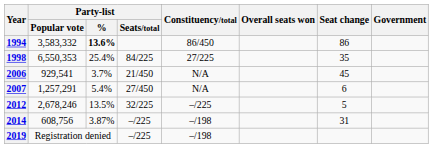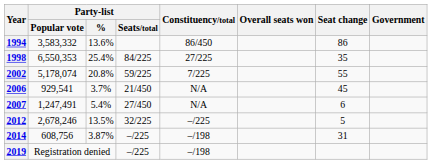(102, 43) bold -> (101, 43) normal
+ row: (16, 74)
(57, 89) 1,257,291 -> (57, 105) 1,247,491
